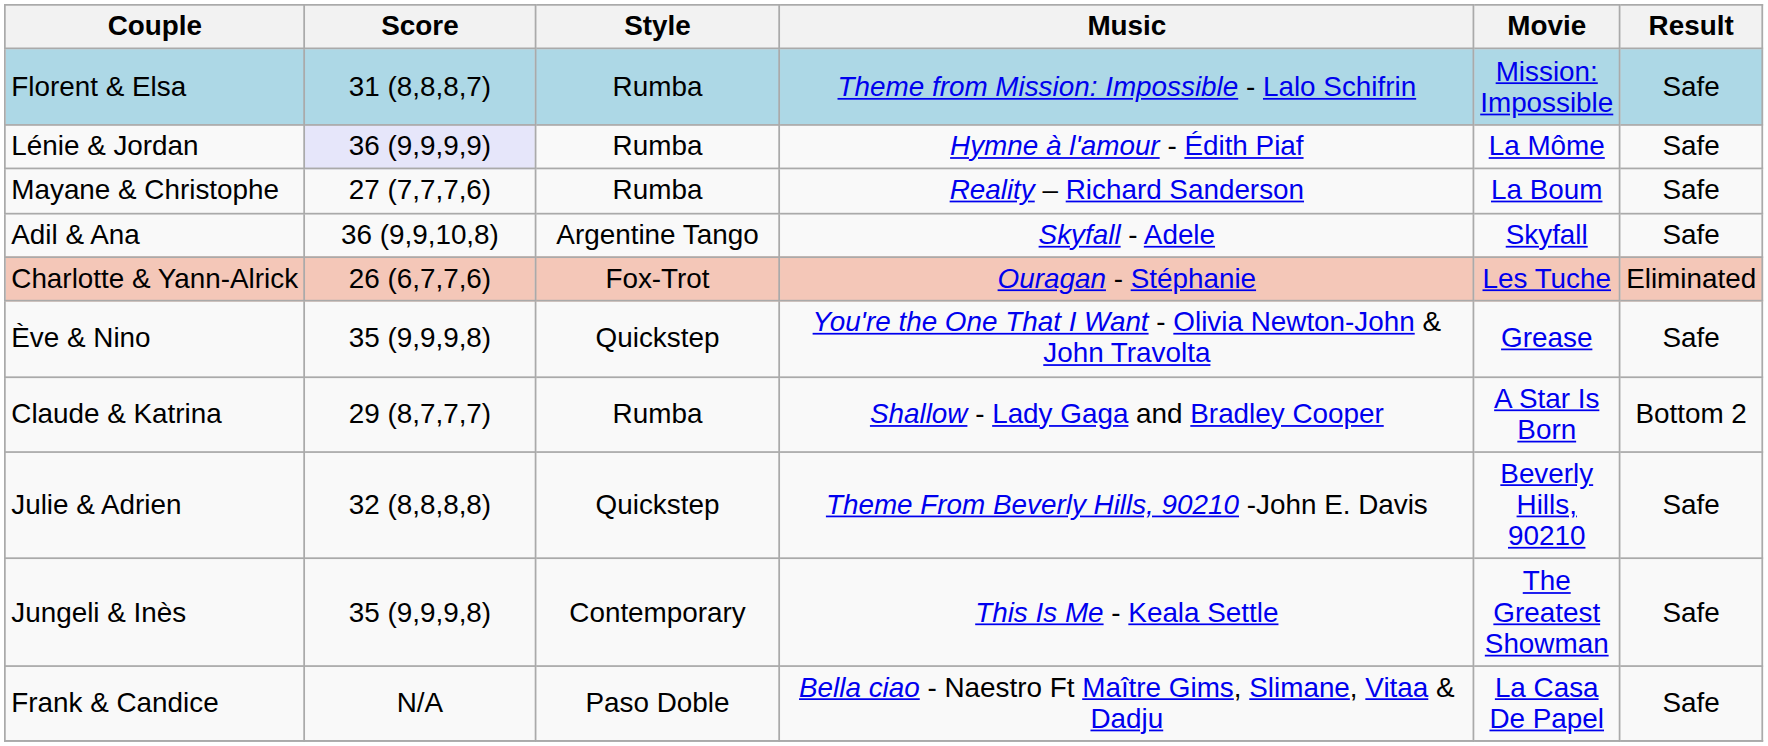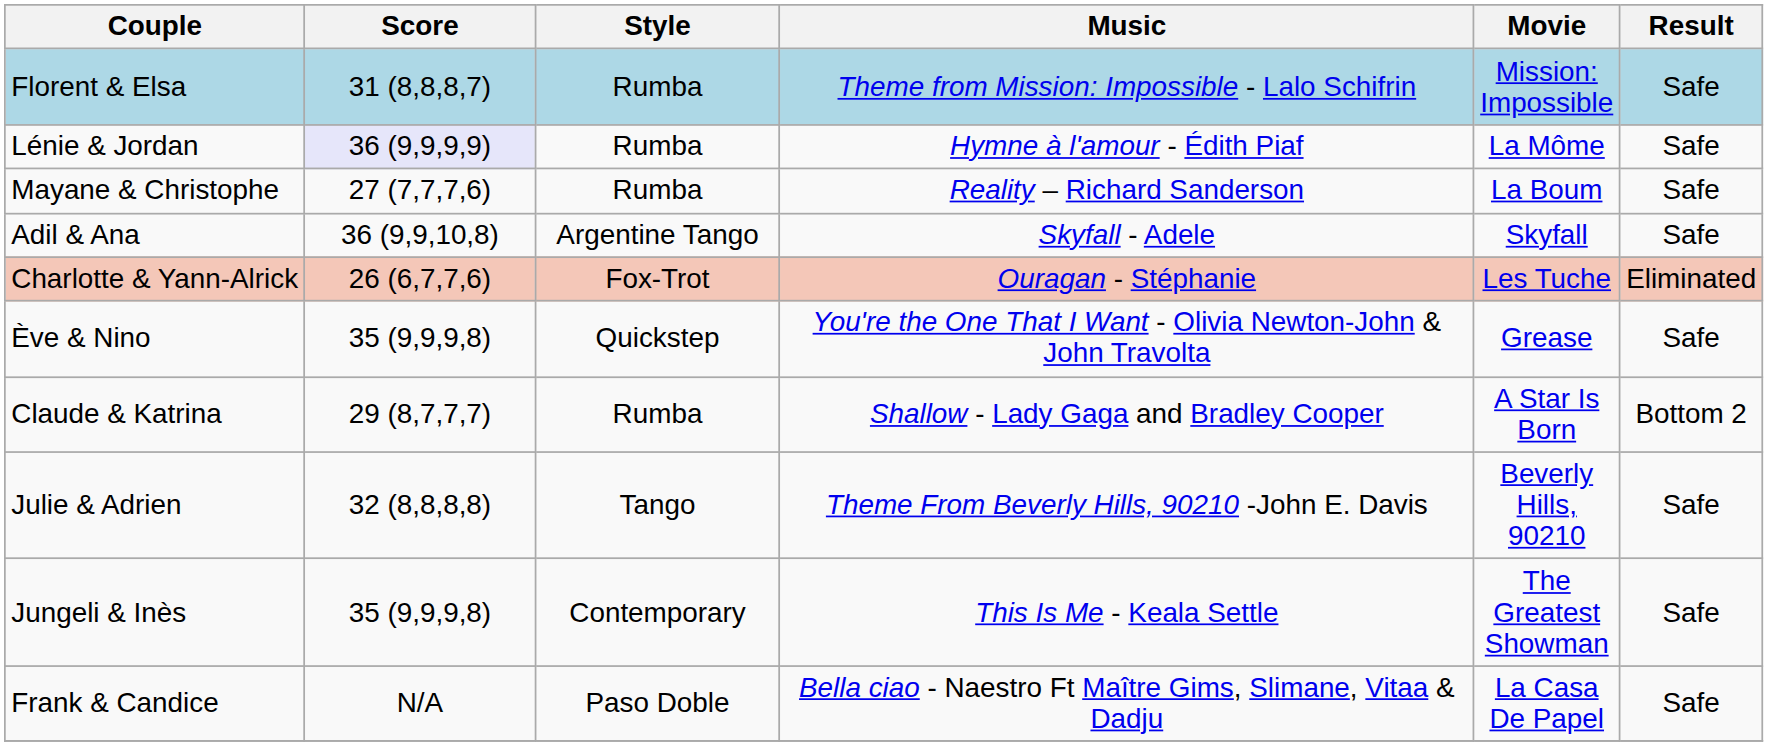(657, 505) Quickstep -> (658, 505) Tango
